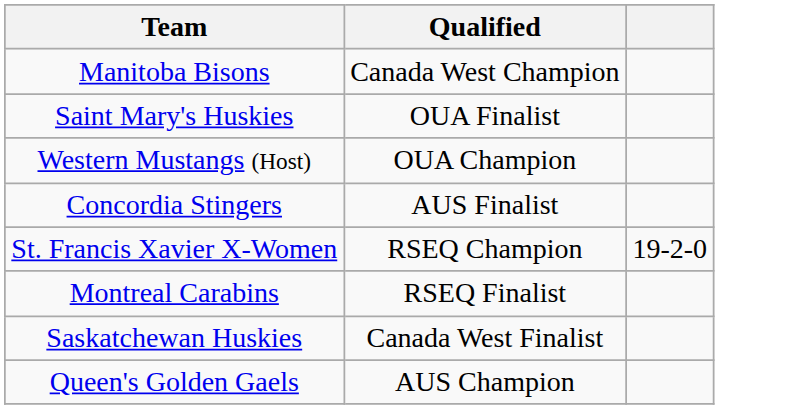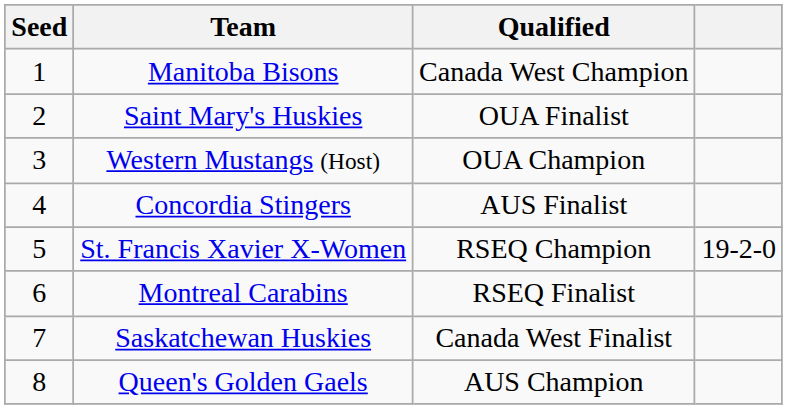+ column: (39, 26)
